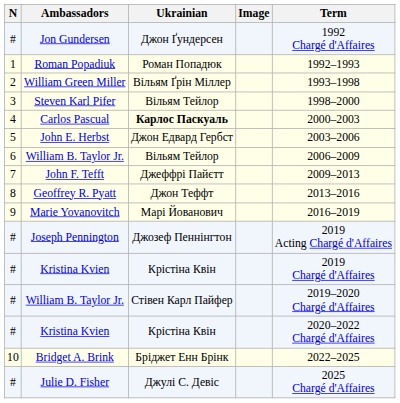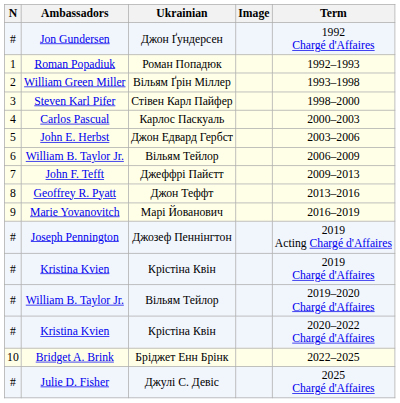(182, 100) Вільям Тейлор -> (182, 100) Стівен Карл Пайфер
(182, 119) bold -> (182, 119) normal
(182, 300) Стівен Карл Пайфер -> (182, 300) Вільям Тейлор
